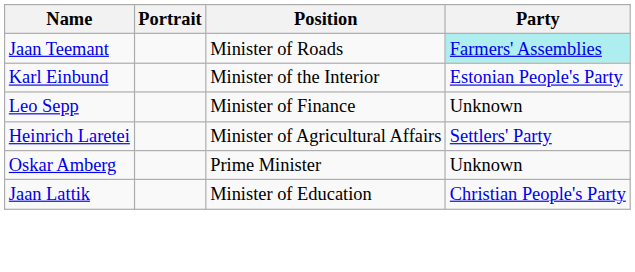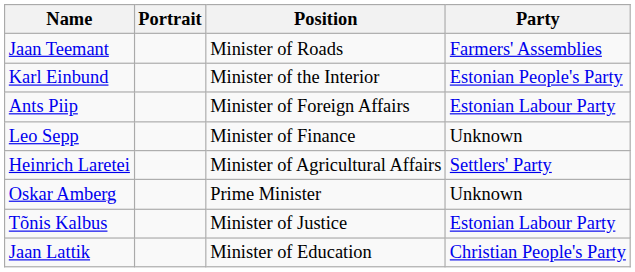(526, 48) paleturquoise background -> (526, 48) no background
+ row: (43, 106)
+ row: (58, 223)
